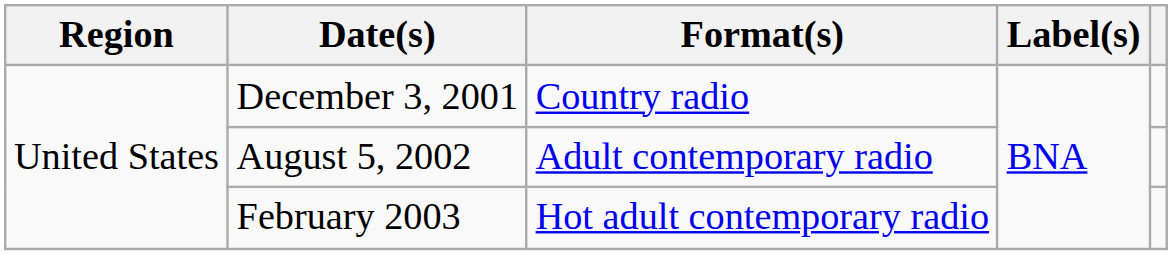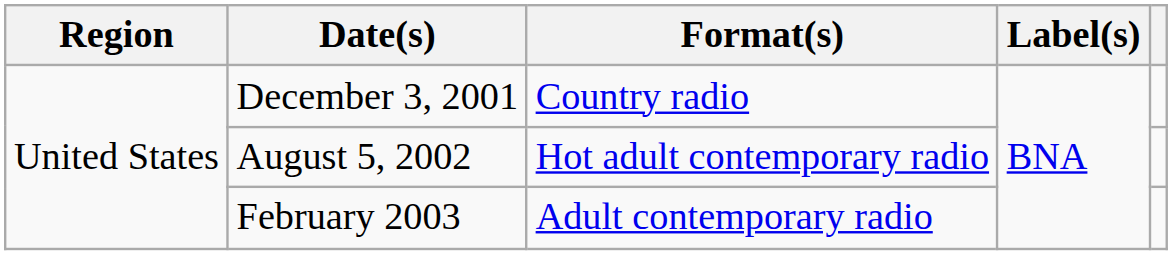(734, 156) Adult contemporary radio -> (762, 156) Hot adult contemporary radio
(762, 216) Hot adult contemporary radio -> (734, 216) Adult contemporary radio
